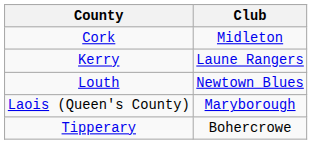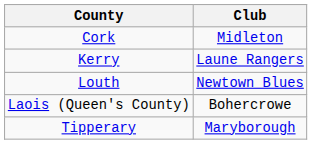(250, 106) Maryborough -> (250, 106) Bohercrowe
(250, 128) Bohercrowe -> (250, 128) Maryborough
